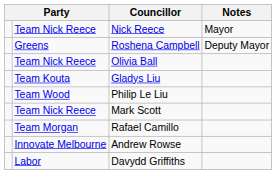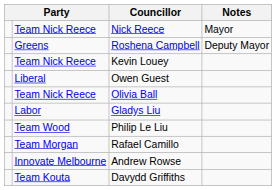+ row: (140, 62)
+ row: (140, 78)
(42, 78) Team Kouta -> (28, 111) Labor
- row: (136, 111)
(28, 161) Labor -> (42, 177) Team Kouta
